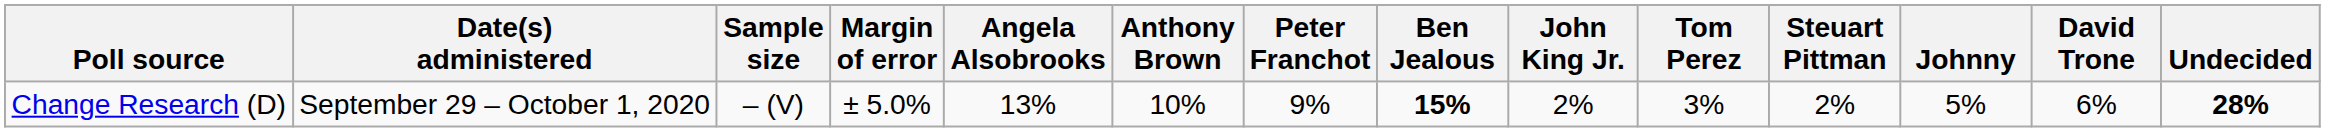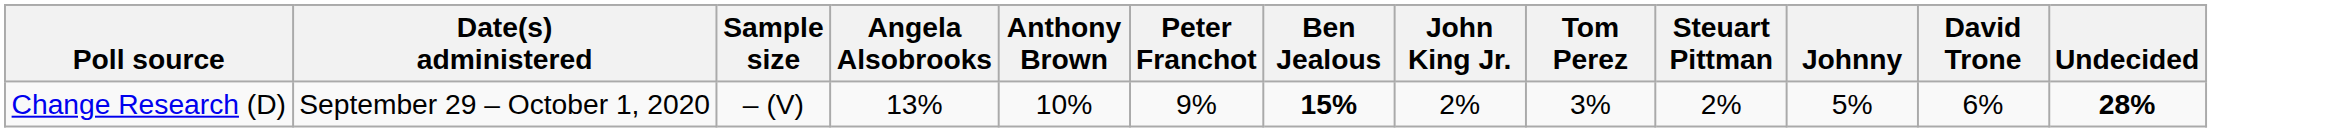- column: (887, 43)
